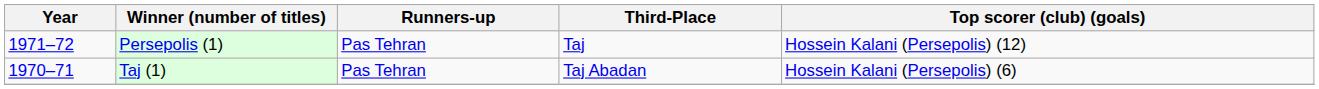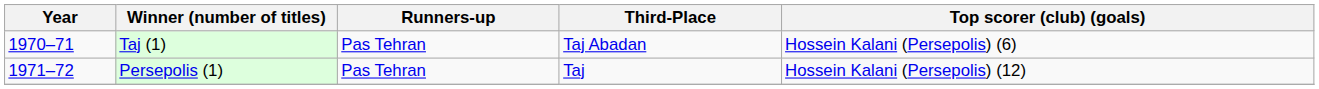rows swapped: (143, 71) <-> (171, 44)
